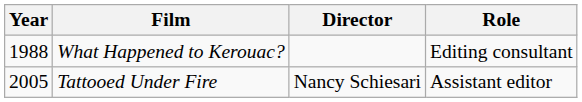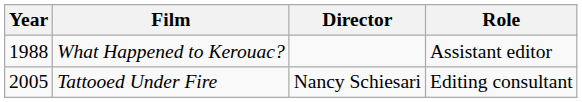(501, 50) Editing consultant -> (491, 50) Assistant editor
(491, 81) Assistant editor -> (501, 81) Editing consultant
